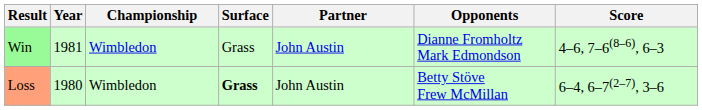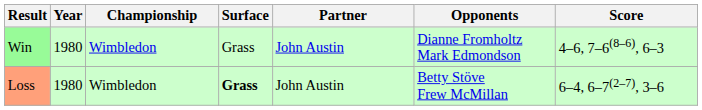(68, 46) 1981 -> (68, 46) 1980
